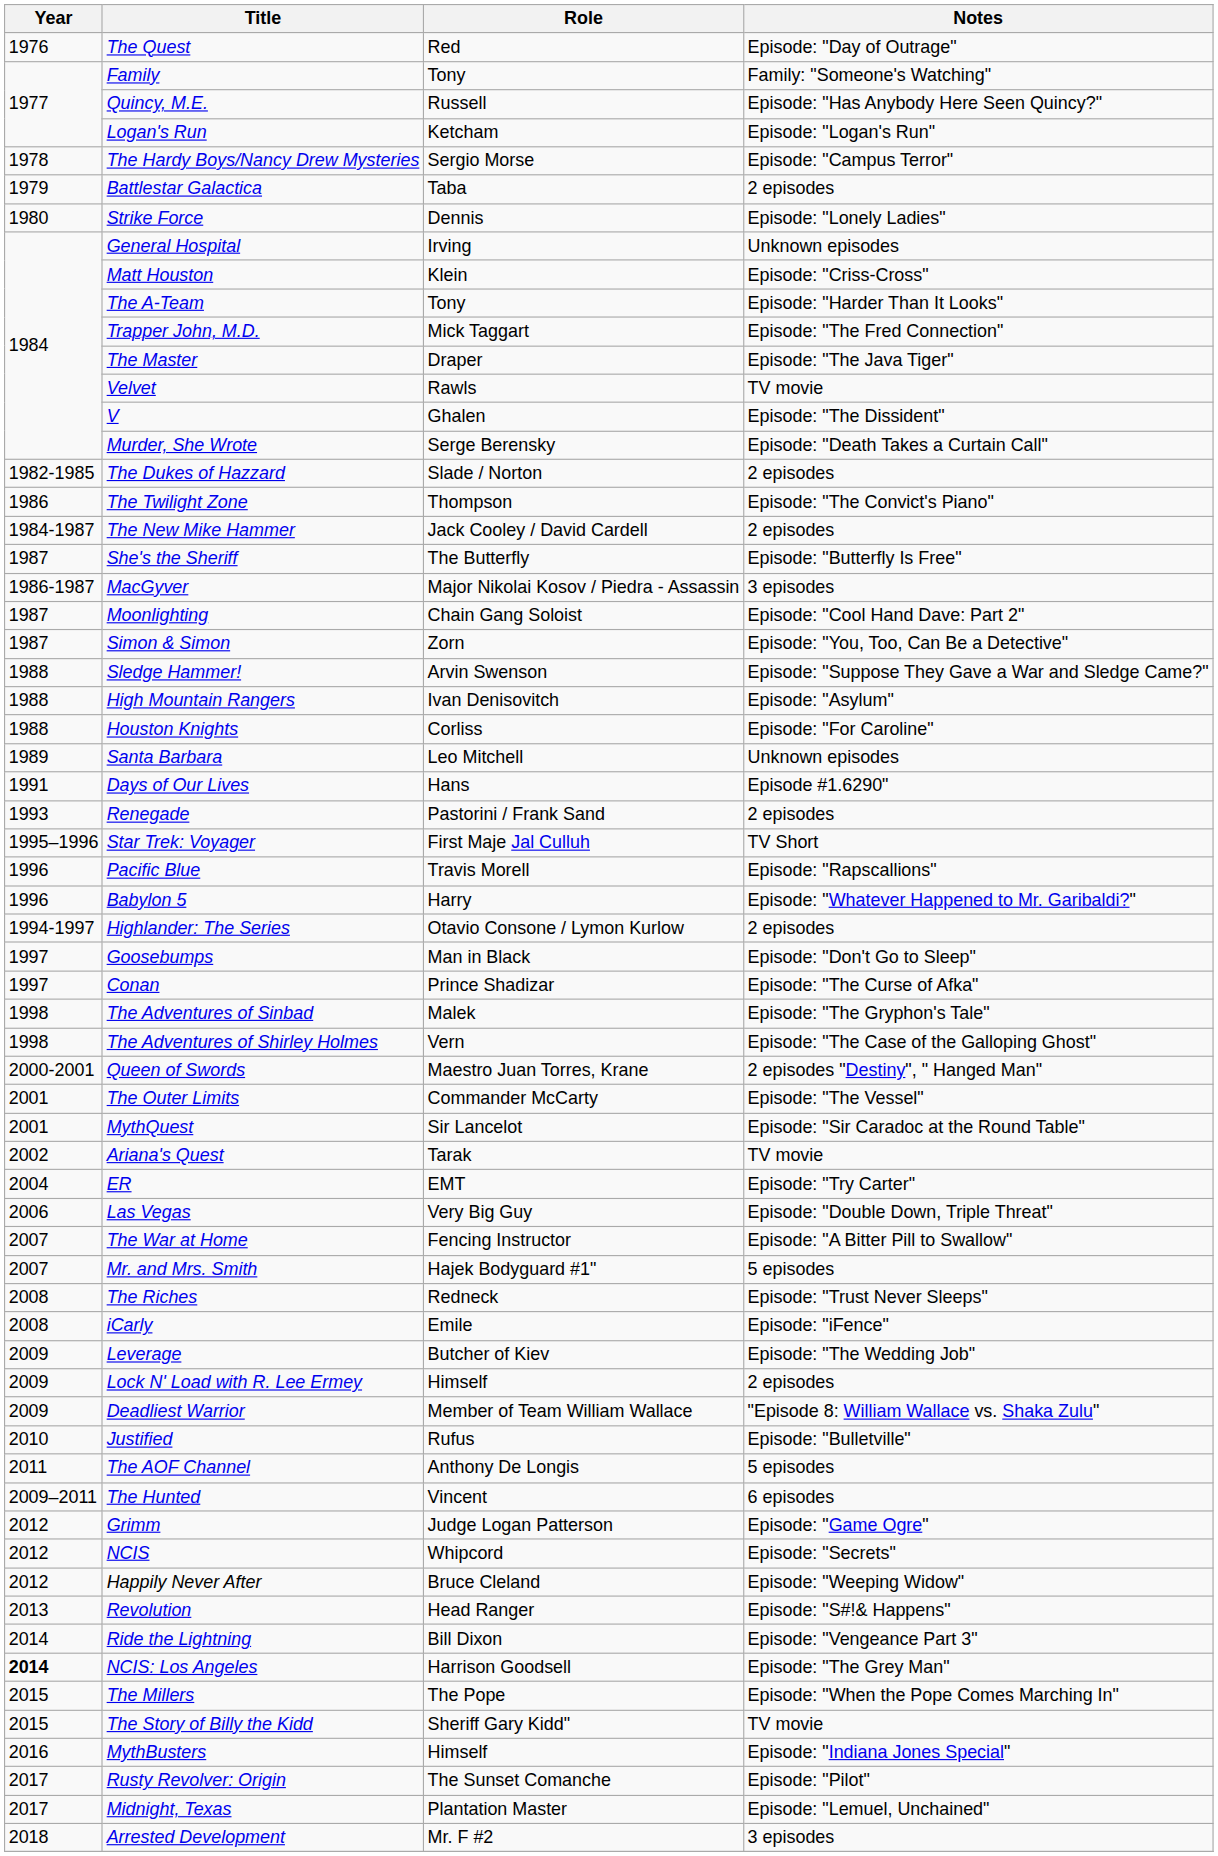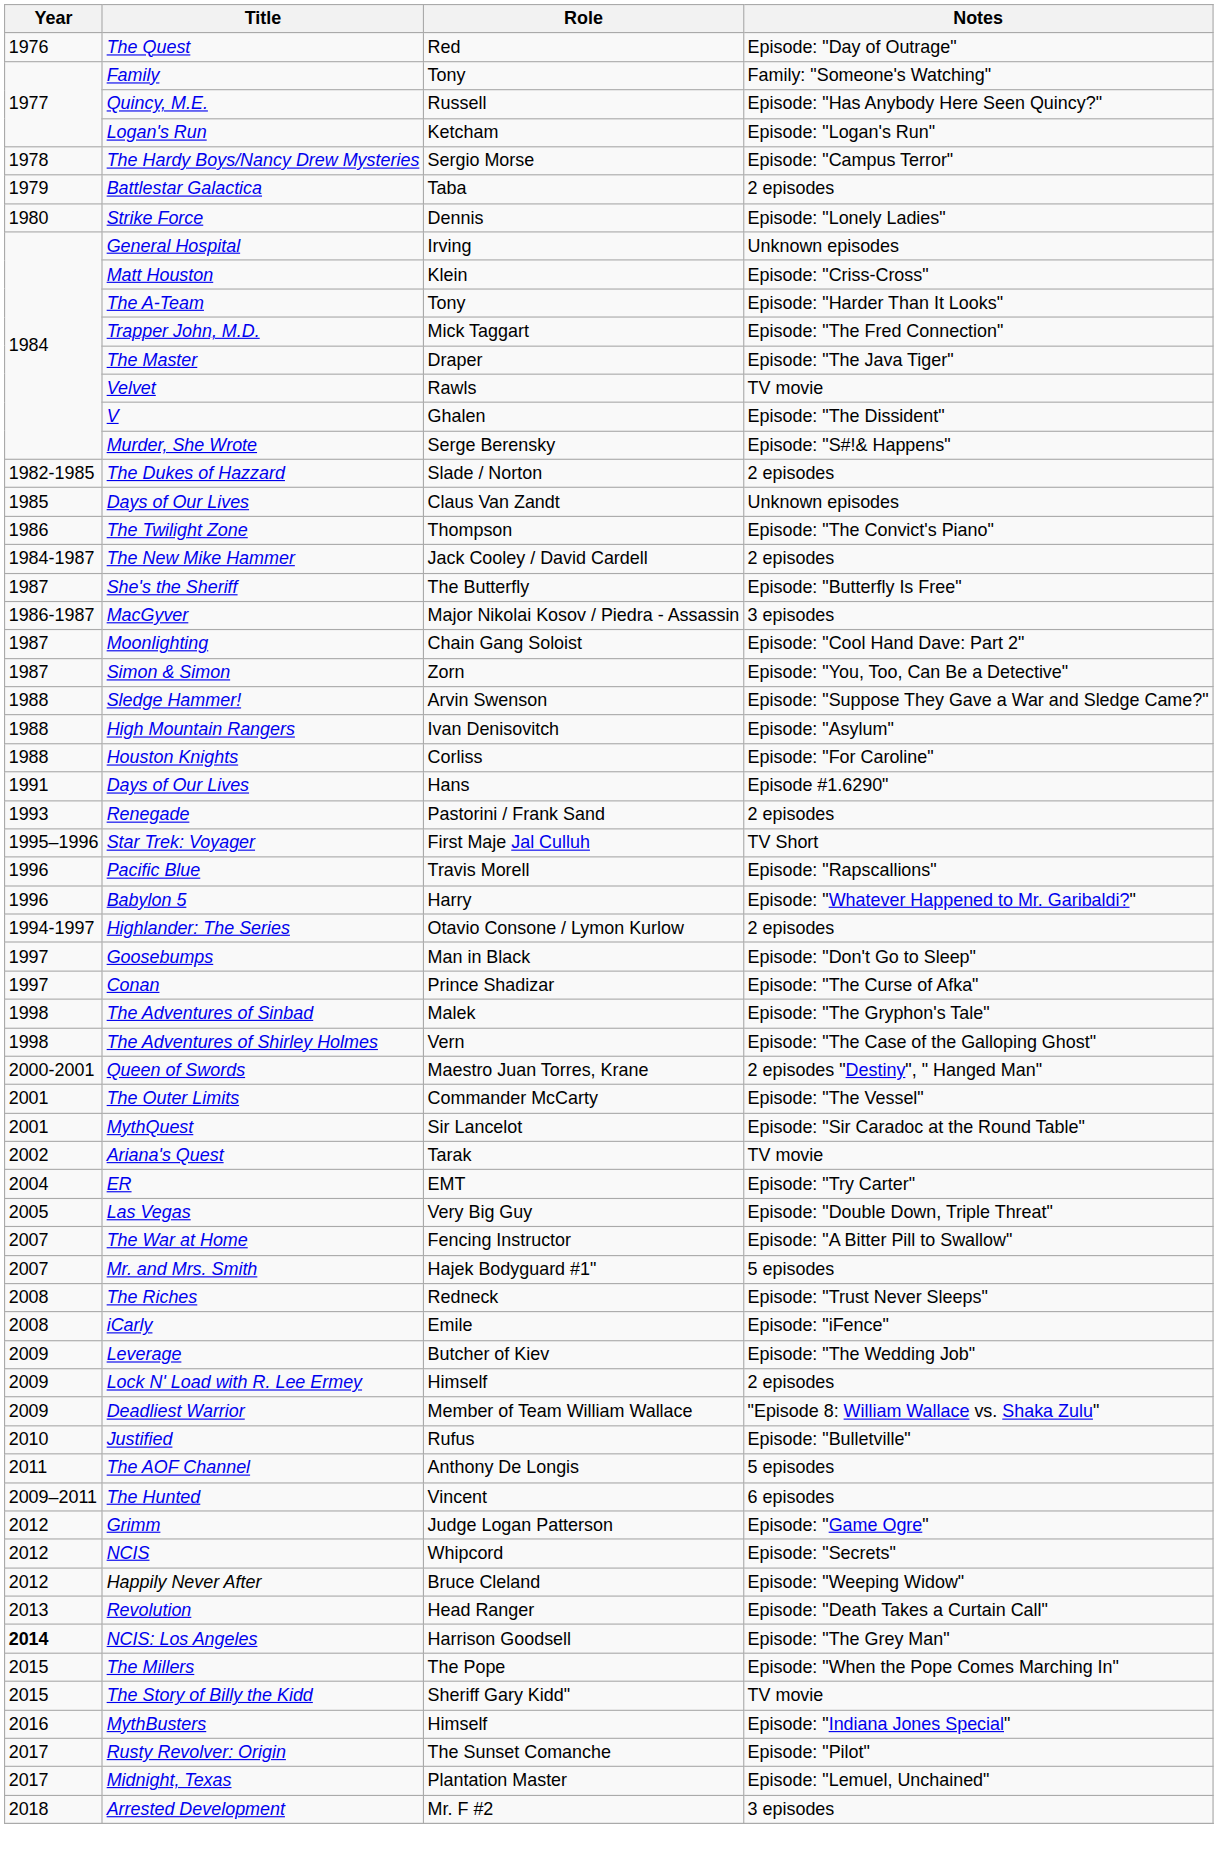(898, 445) Episode: "Death Takes a Curtain Call" -> (849, 445) Episode: "S#!& Happens"
+ row: (178, 501)
- row: (164, 757)
(29, 1212) 2006 -> (29, 1212) 2005
(849, 1610) Episode: "S#!& Happens" -> (898, 1610) Episode: "Death Takes a Curtain Call"
- row: (179, 1638)
